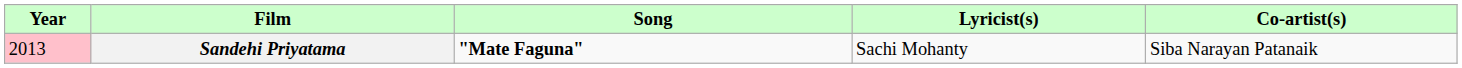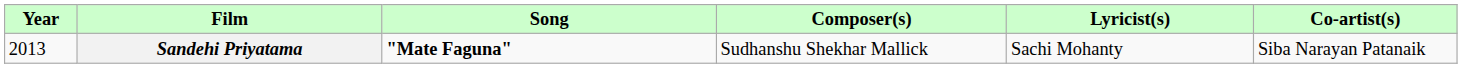+ column: (861, 19)
(27, 48) pink background -> (27, 48) no background
